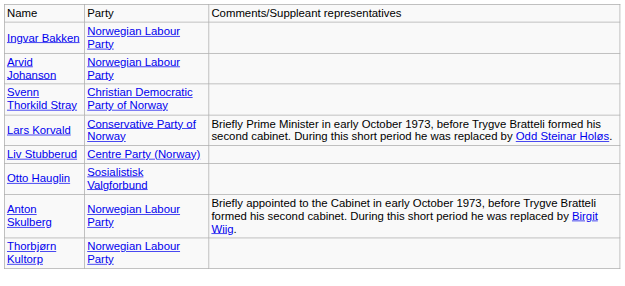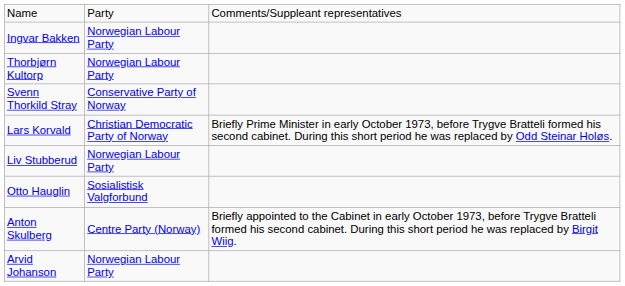rows swapped: (32, 68) <-> (32, 253)
(140, 99) Christian Democratic Party of Norway -> (142, 99) Conservative Party of Norway
(142, 130) Conservative Party of Norway -> (140, 130) Christian Democratic Party of Norway
(144, 154) Centre Party (Norway) -> (134, 161) Norwegian Labour Party
(134, 216) Norwegian Labour Party -> (144, 229) Centre Party (Norway)
